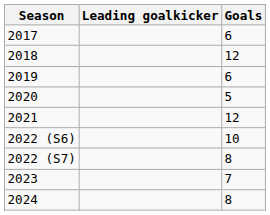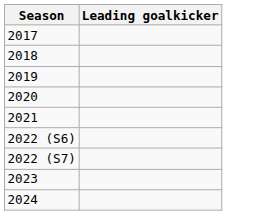- column: (243, 15)
